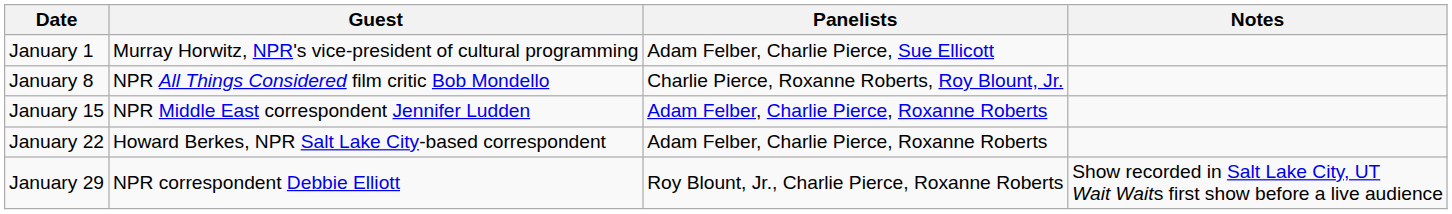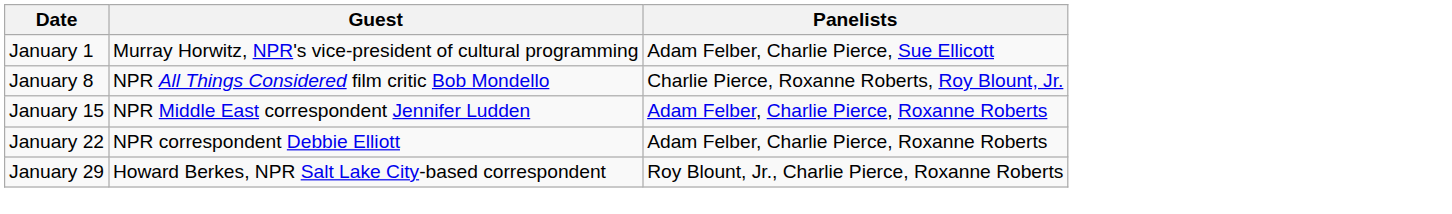- column: (1258, 19)
(359, 141) Howard Berkes, NPR Salt Lake City-based correspondent -> (256, 141) NPR correspondent Debbie Elliott
(256, 182) NPR correspondent Debbie Elliott -> (359, 171) Howard Berkes, NPR Salt Lake City-based correspondent
